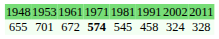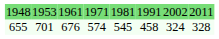(71, 27) 672 -> (71, 27) 676
(97, 27) bold -> (97, 27) normal
